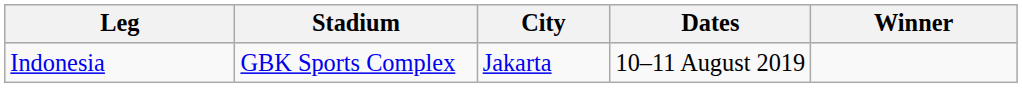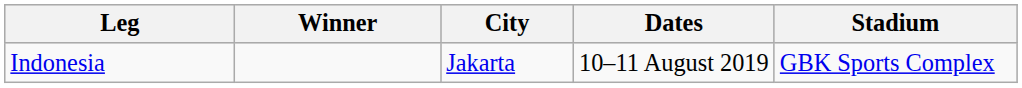columns swapped: (356, 23) <-> (914, 23)
